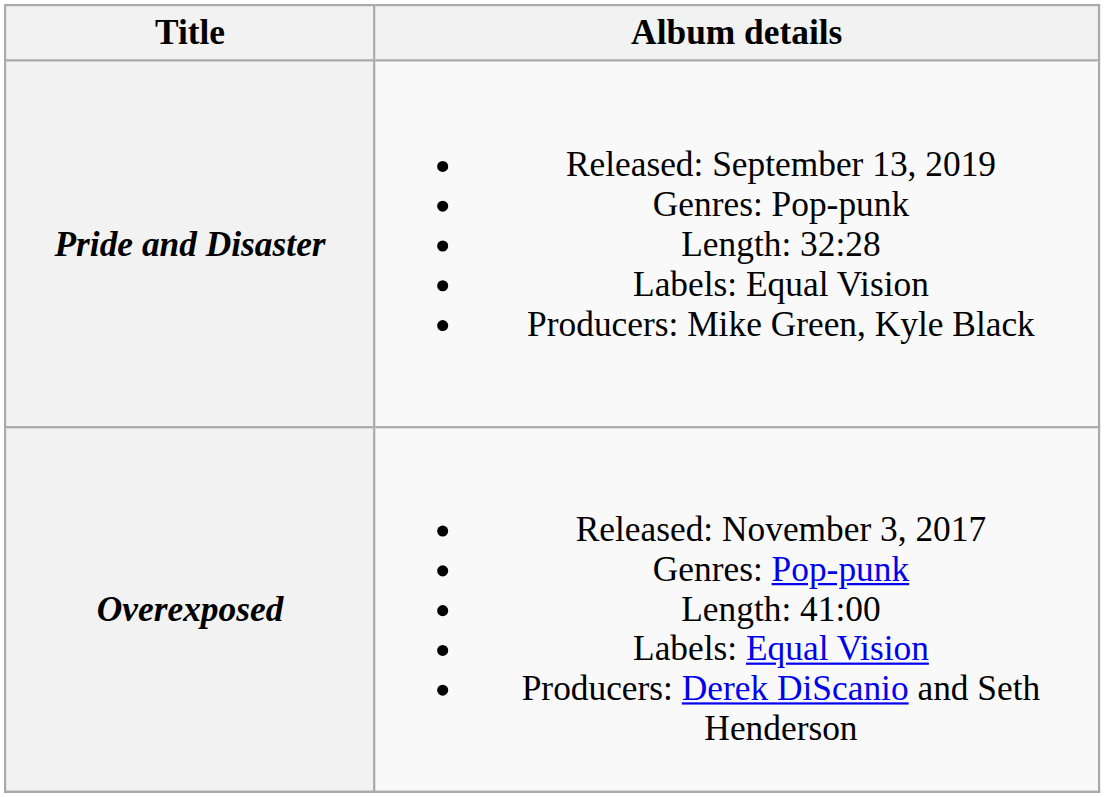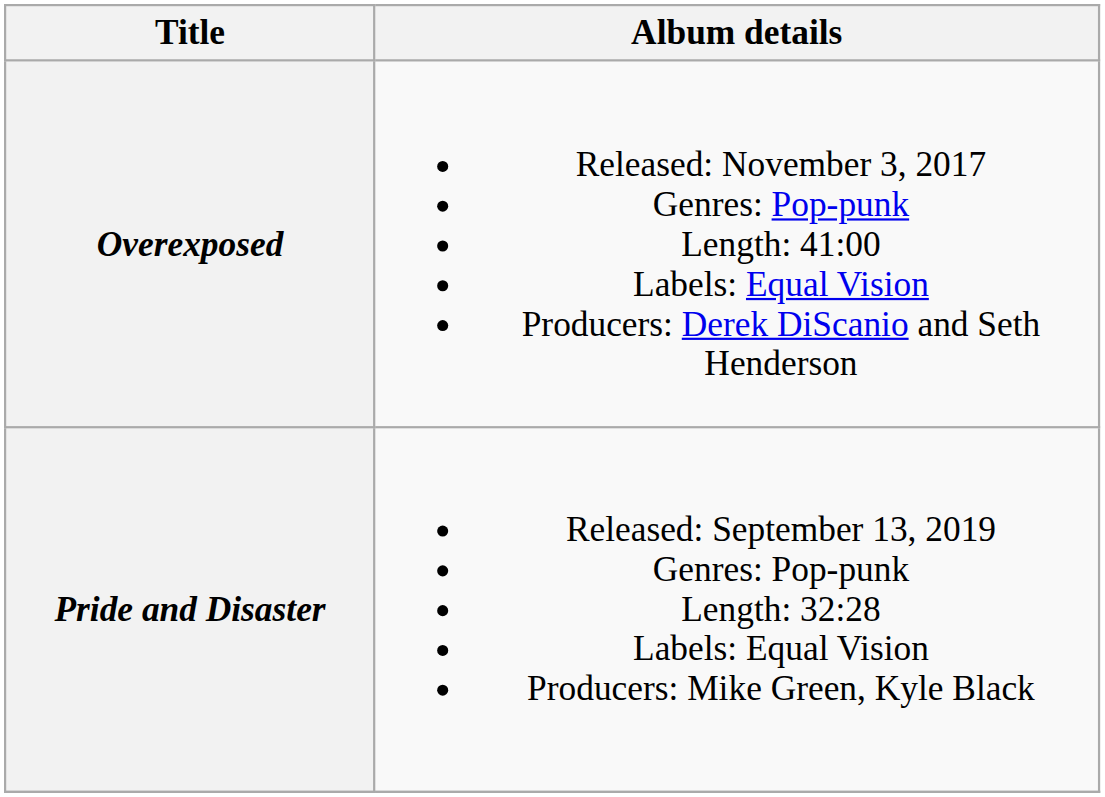rows swapped: (190, 608) <-> (190, 243)
